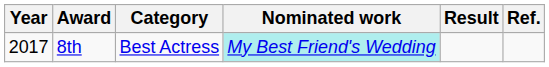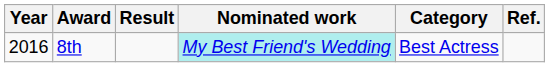columns swapped: (169, 18) <-> (471, 18)
(29, 47) 2017 -> (29, 47) 2016
